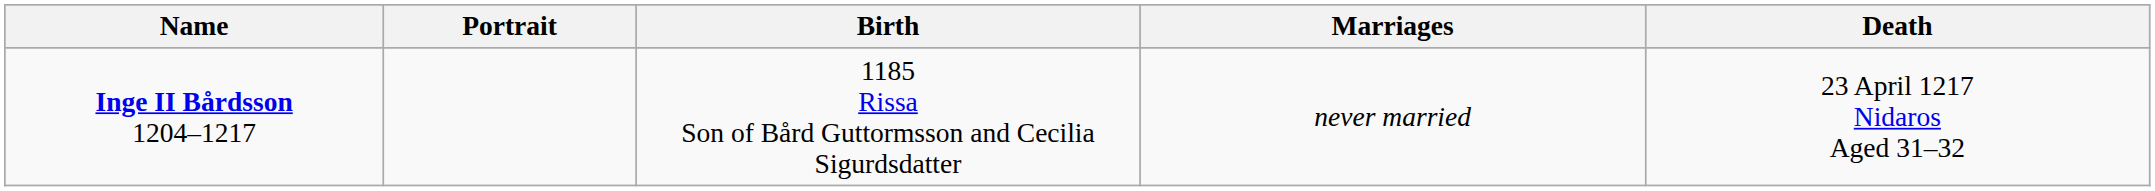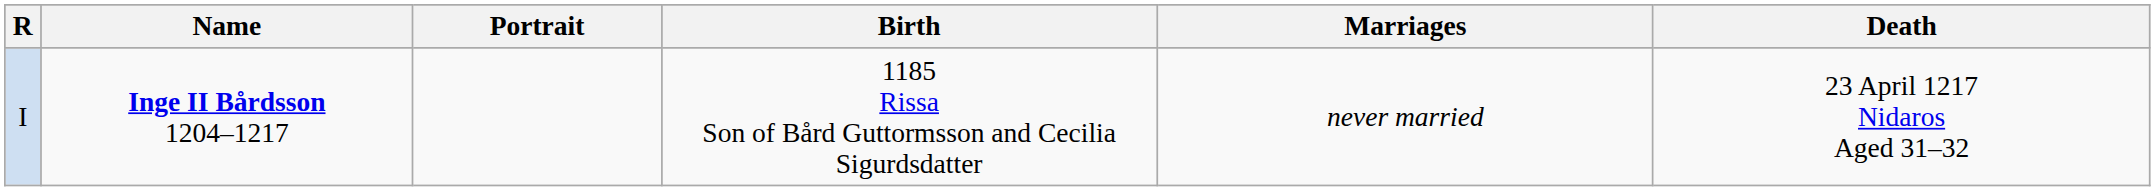+ column: (23, 26)
